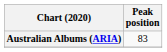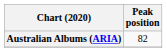(143, 39) 83 -> (143, 39) 82
